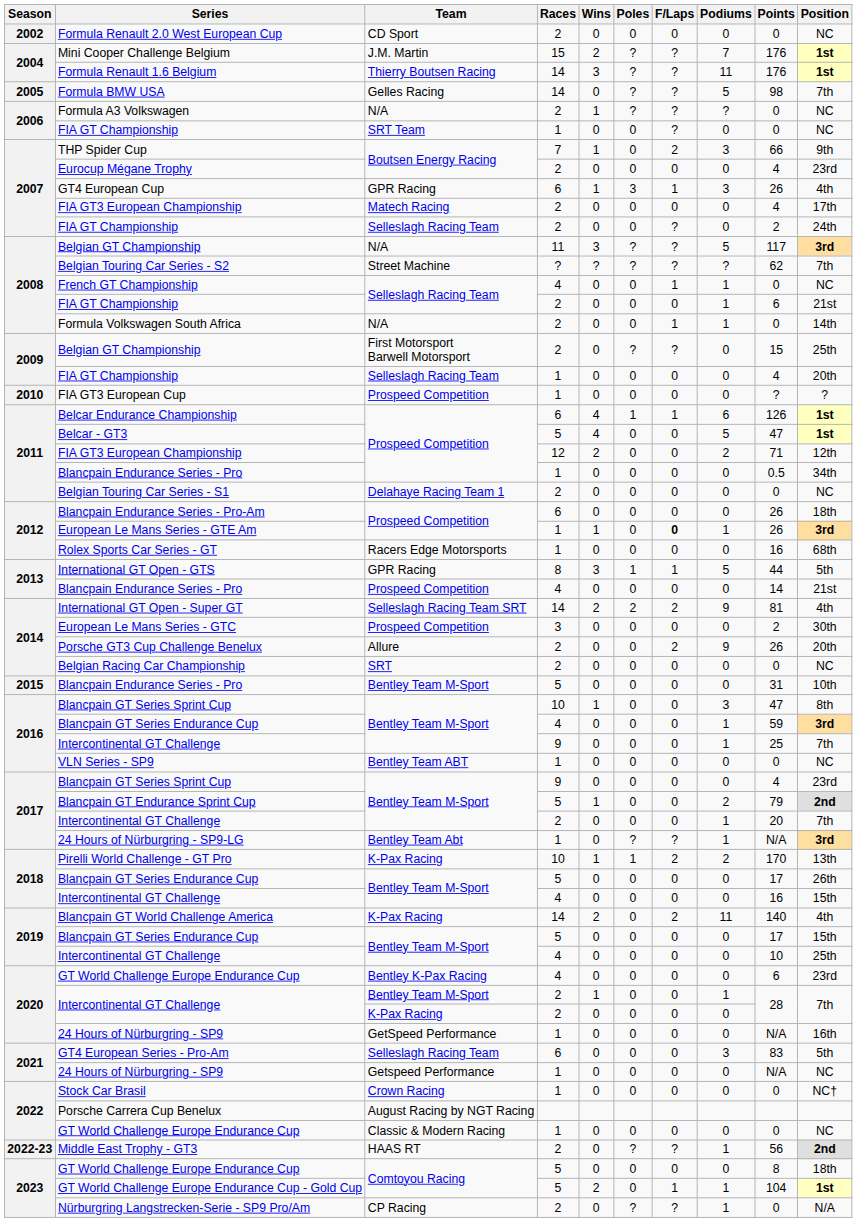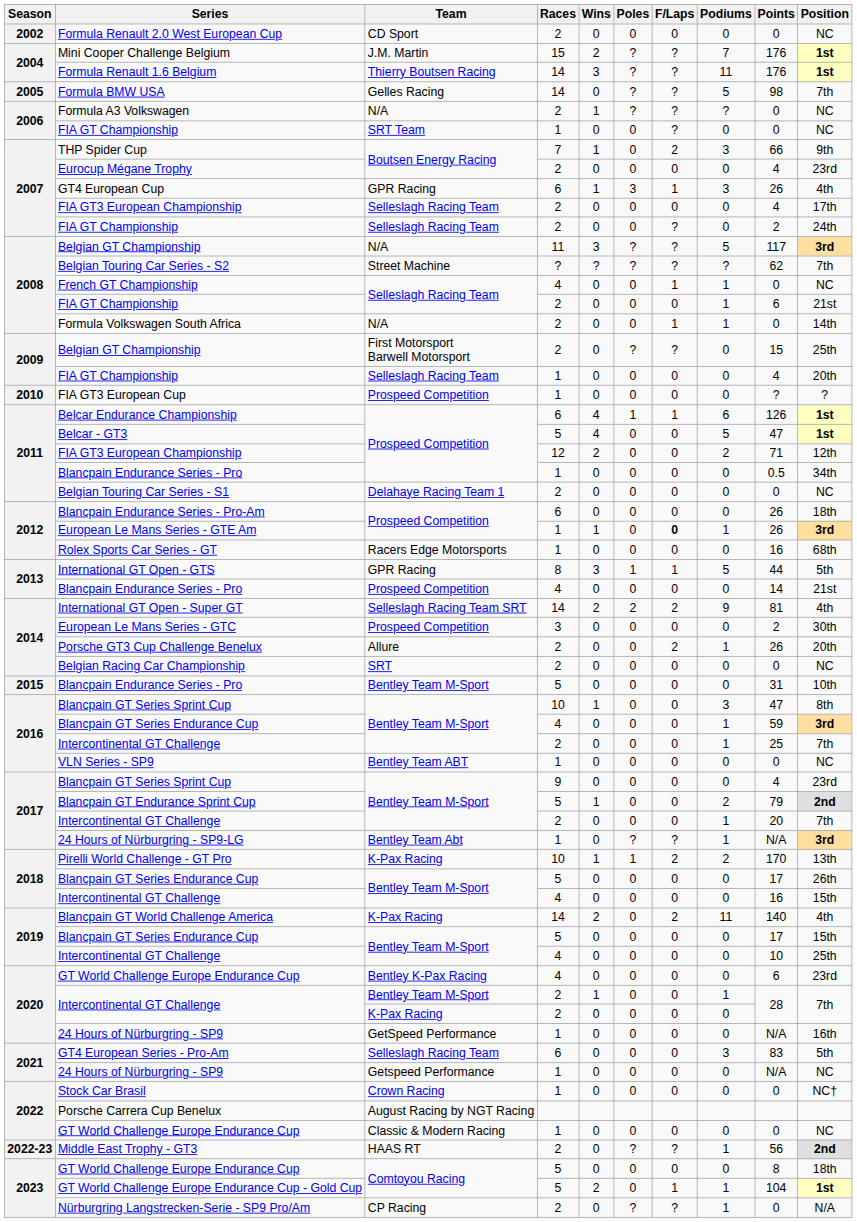(409, 208) Matech Racing -> (433, 208) Selleslagh Racing Team
(726, 647) 9 -> (726, 647) 1
(558, 744) 9 -> (558, 744) 2
